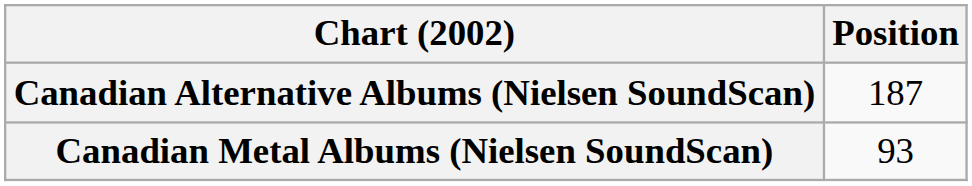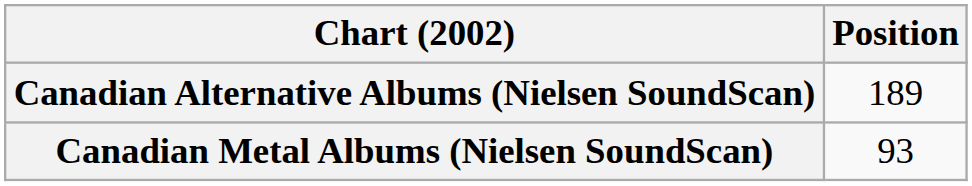(896, 92) 187 -> (896, 92) 189
